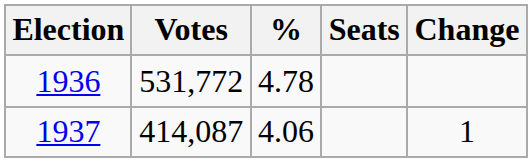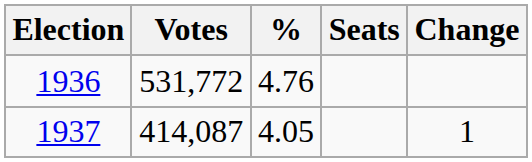(286, 80) 4.78 -> (286, 80) 4.76
(286, 131) 4.06 -> (286, 131) 4.05
